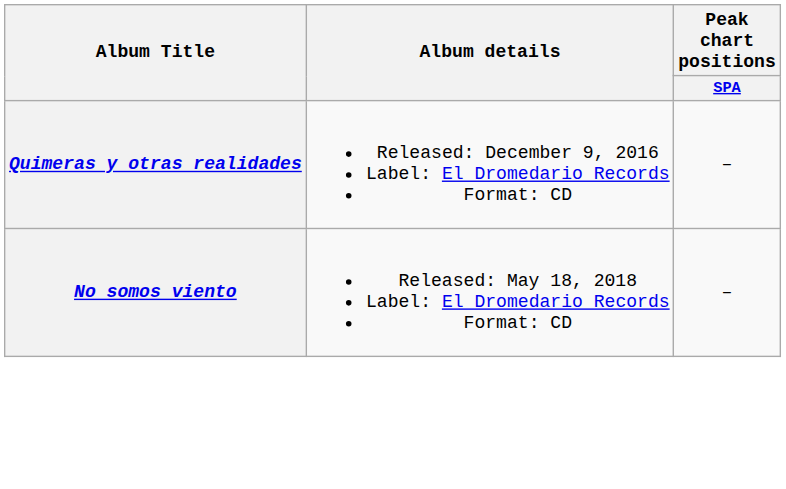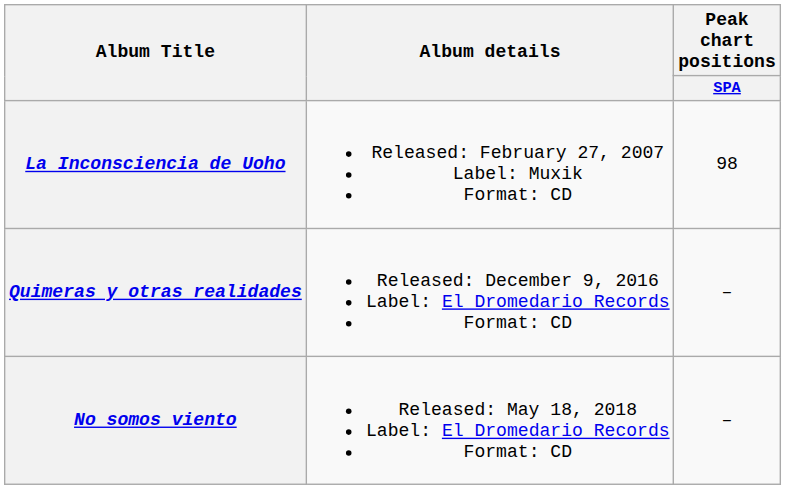+ row: (155, 164)
